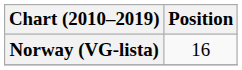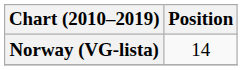(201, 49) 16 -> (201, 49) 14
